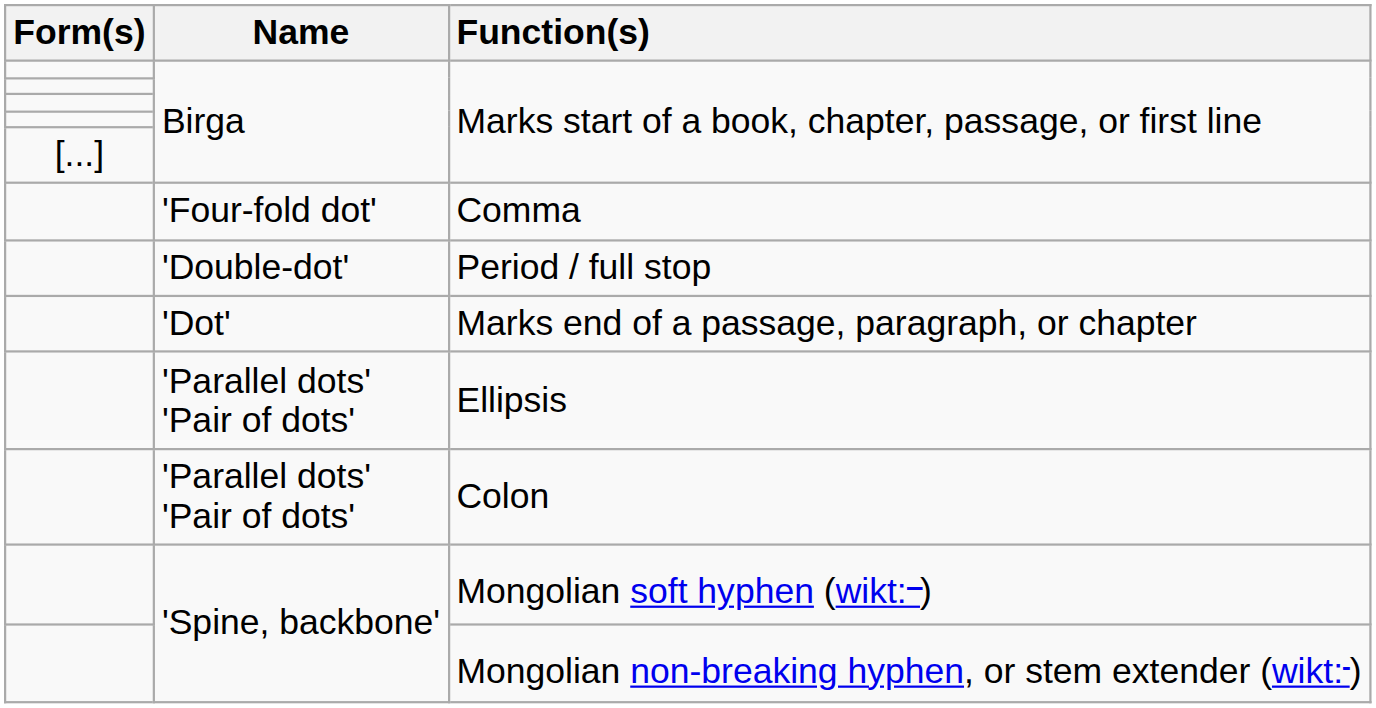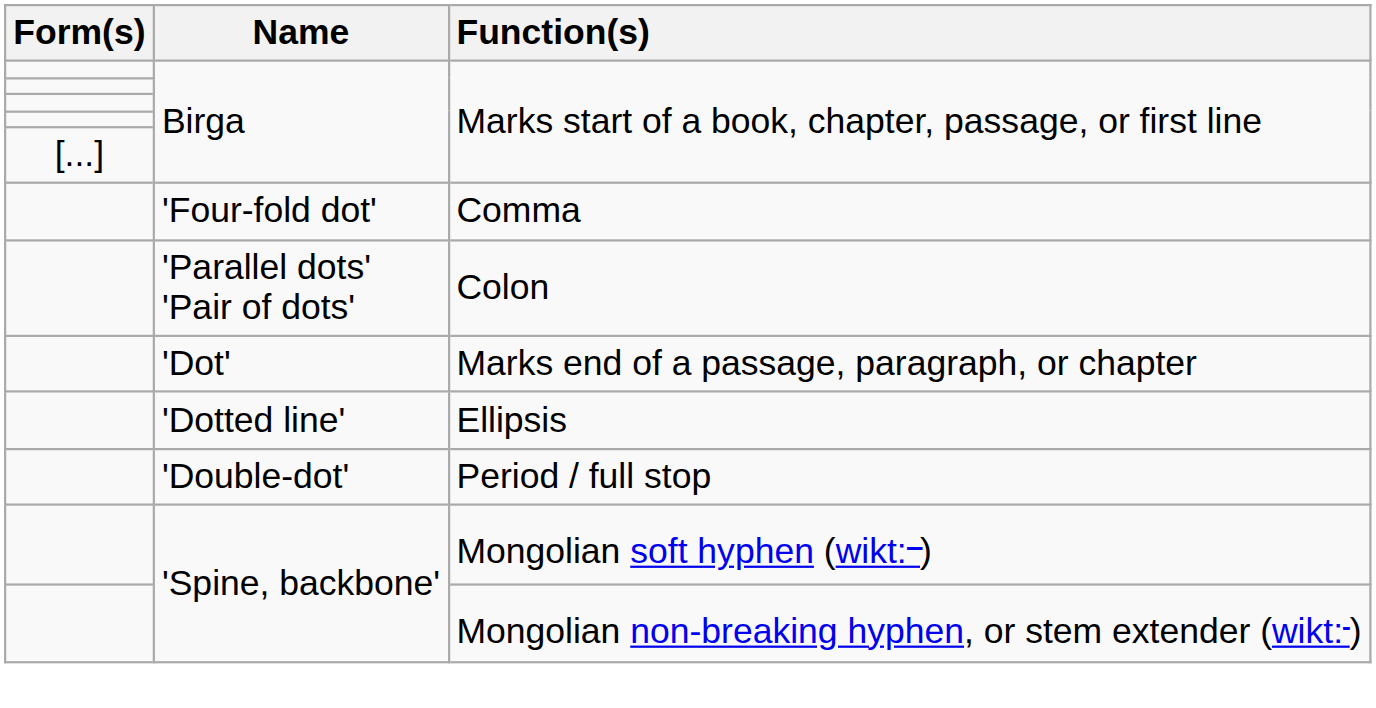rows swapped: (79, 268) <-> (79, 497)
(266, 399) 'Parallel dots' 'Pair of dots' -> (254, 419) 'Dotted line'
